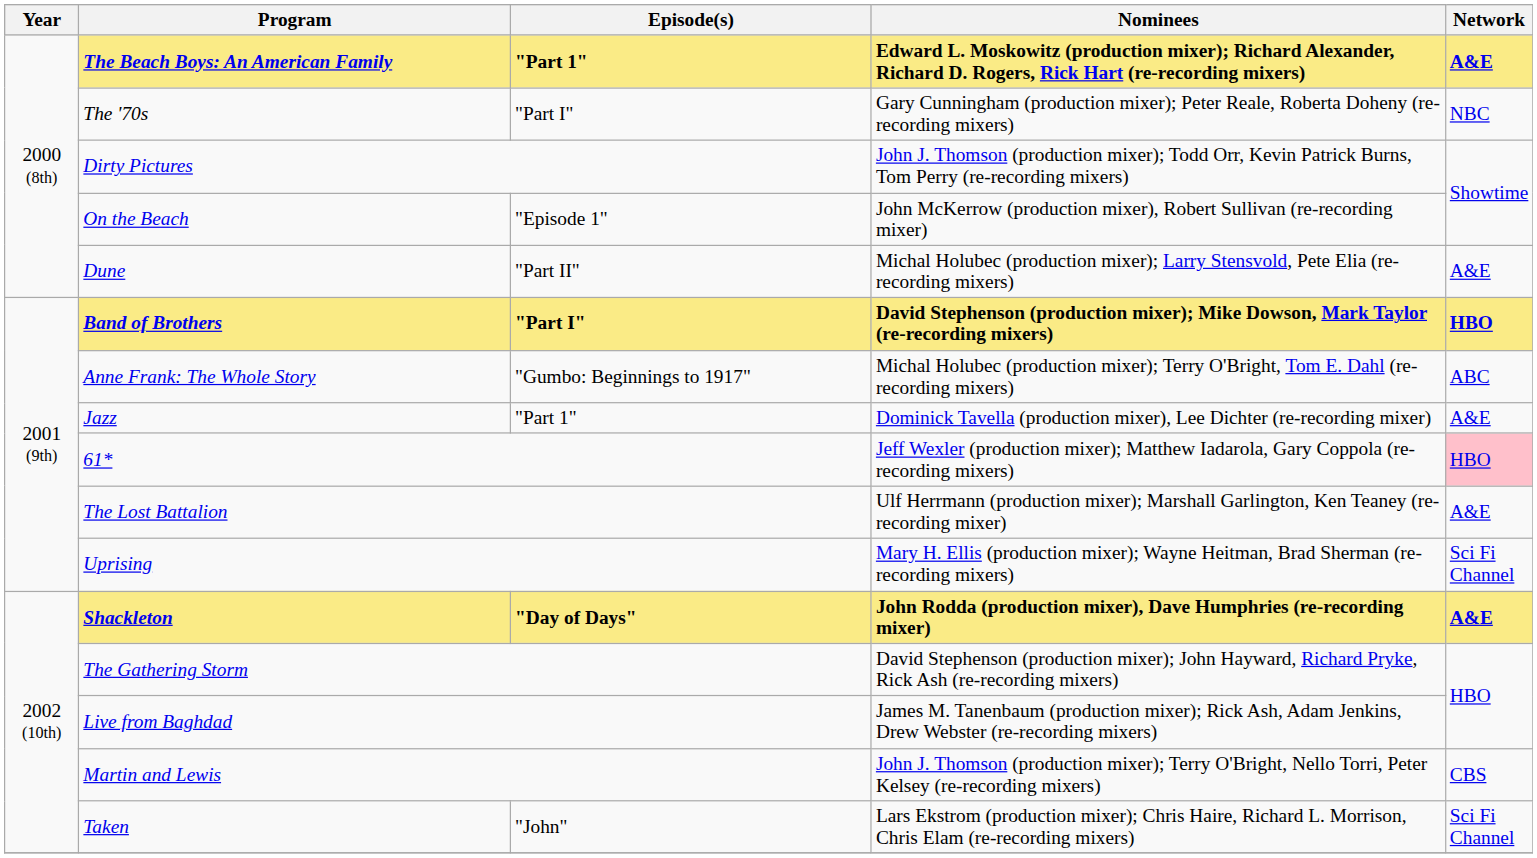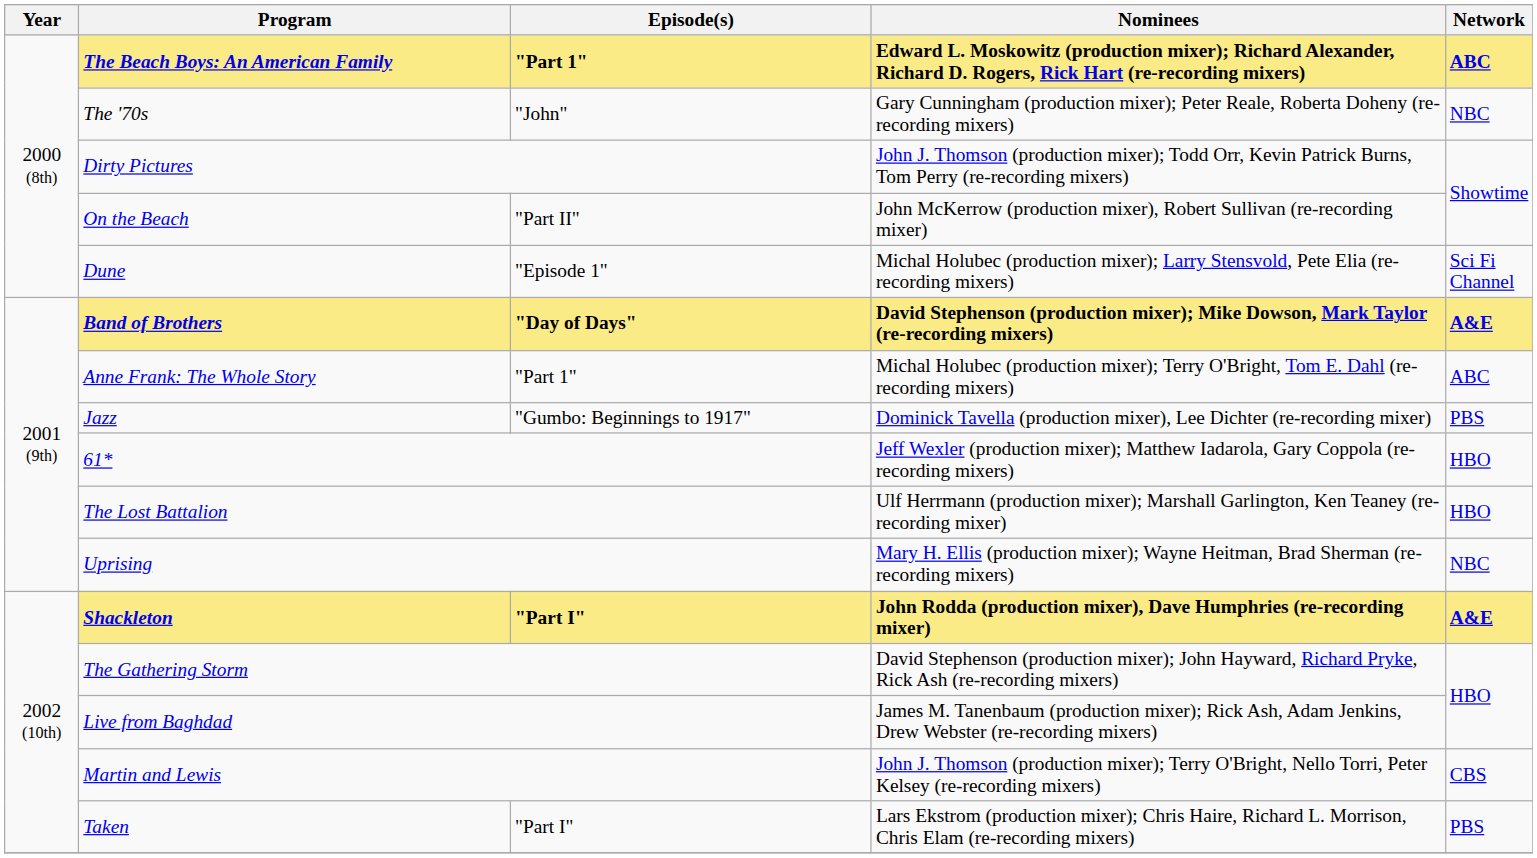(1471, 61) A&E -> (1470, 61) ABC
(544, 113) "Part I" -> (541, 113) "John"
(561, 218) "Episode 1" -> (547, 218) "Part II"
(547, 271) "Part II" -> (561, 271) "Episode 1"
(1470, 271) A&E -> (1482, 271) Sci Fi Channel
(550, 323) "Part I" -> (576, 323) "Day of Days"
(1471, 323) HBO -> (1471, 323) A&E
(633, 376) "Gumbo: Beginnings to 1917" -> (546, 376) "Part 1"
(546, 417) "Part 1" -> (633, 417) "Gumbo: Beginnings to 1917"
(1470, 417) A&E -> (1467, 417) PBS
(1470, 459) pink background -> (1470, 459) no background
(1470, 512) A&E -> (1470, 512) HBO
(1482, 564) Sci Fi Channel -> (1470, 564) NBC
(576, 616) "Day of Days" -> (550, 616) "Part I"
(541, 826) "John" -> (544, 826) "Part I"
(1482, 826) Sci Fi Channel -> (1467, 826) PBS
